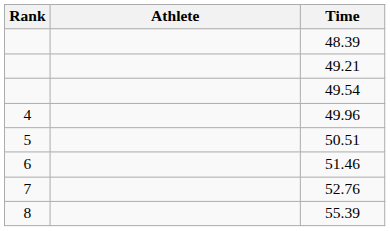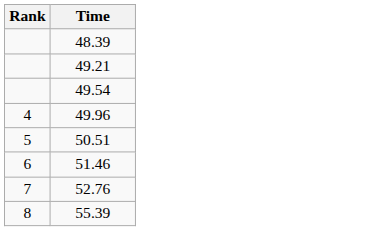- column: (175, 16)
